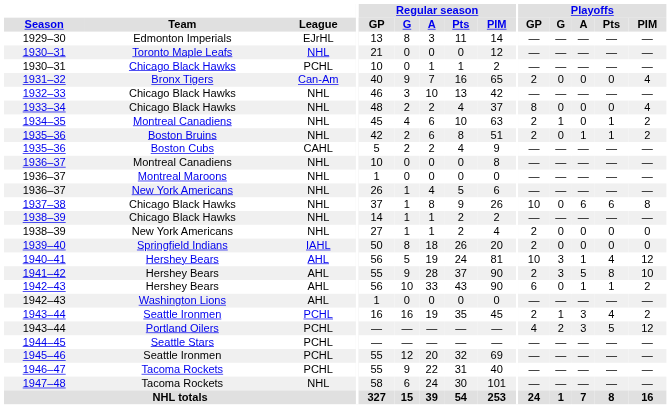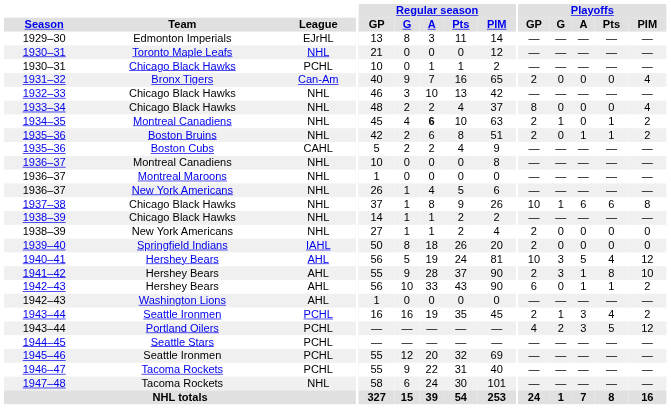(432, 121) normal -> (432, 121) bold
(561, 204) 0 -> (561, 204) 1
(583, 259) 1 -> (583, 259) 5
(583, 273) 5 -> (583, 273) 1
